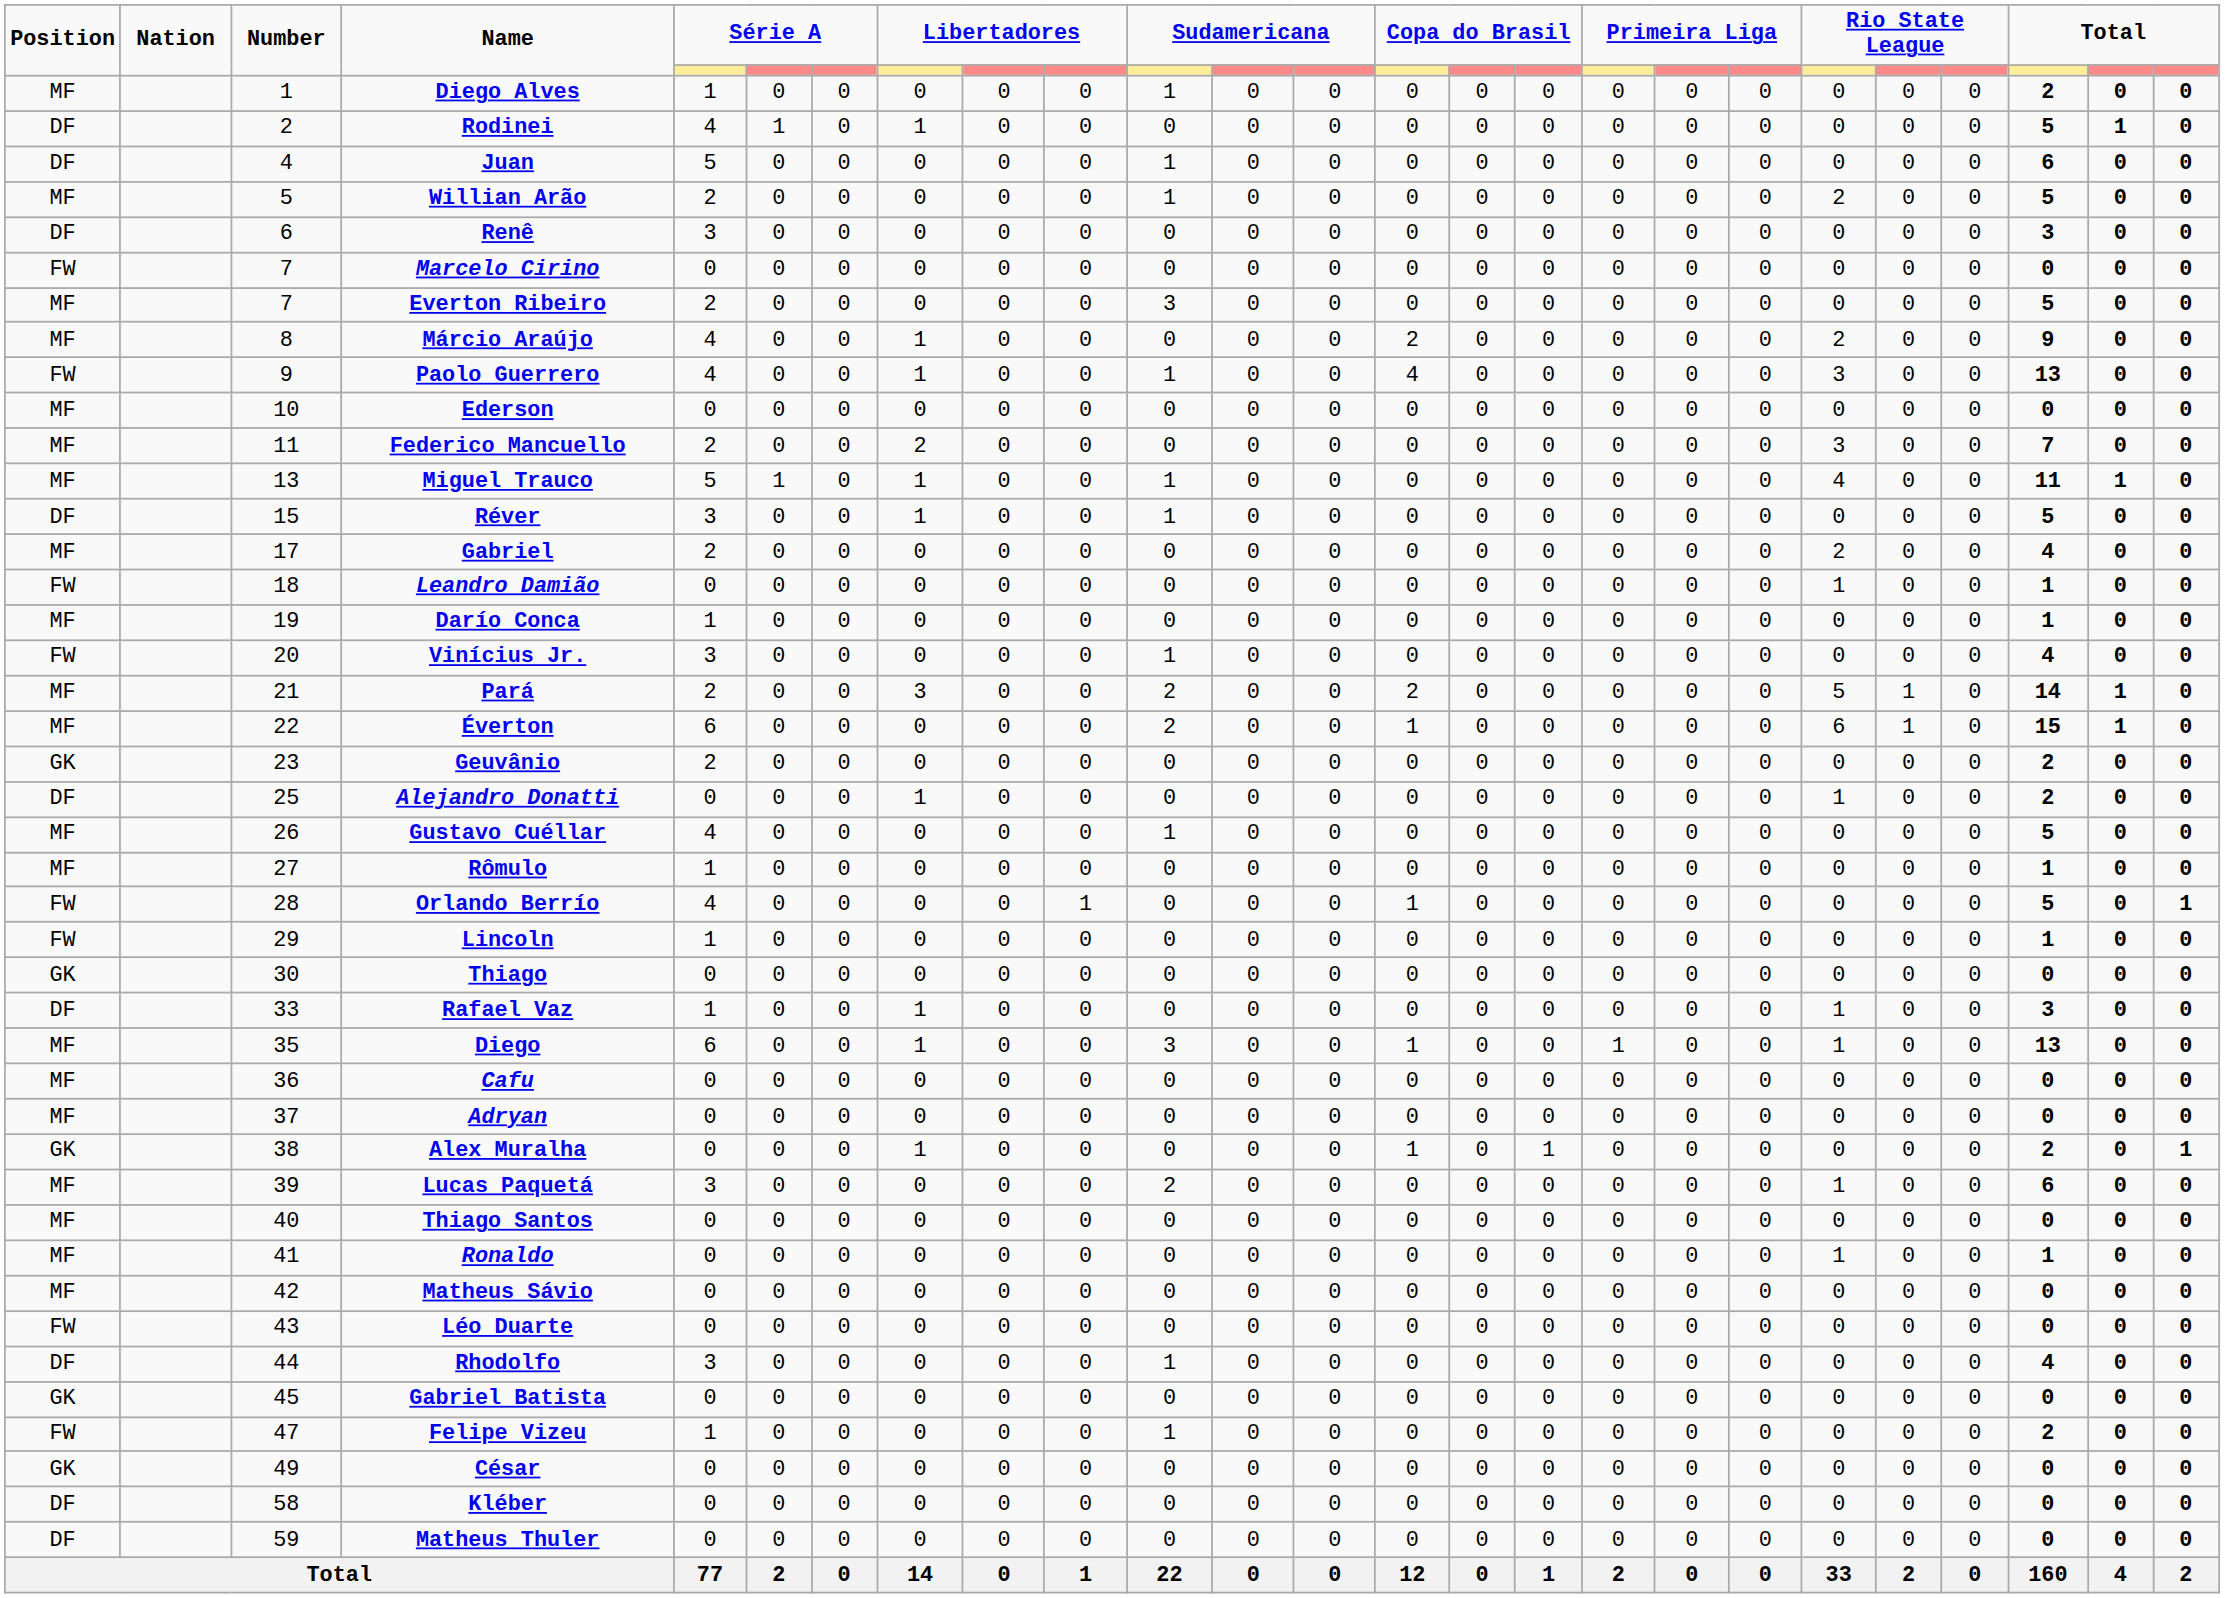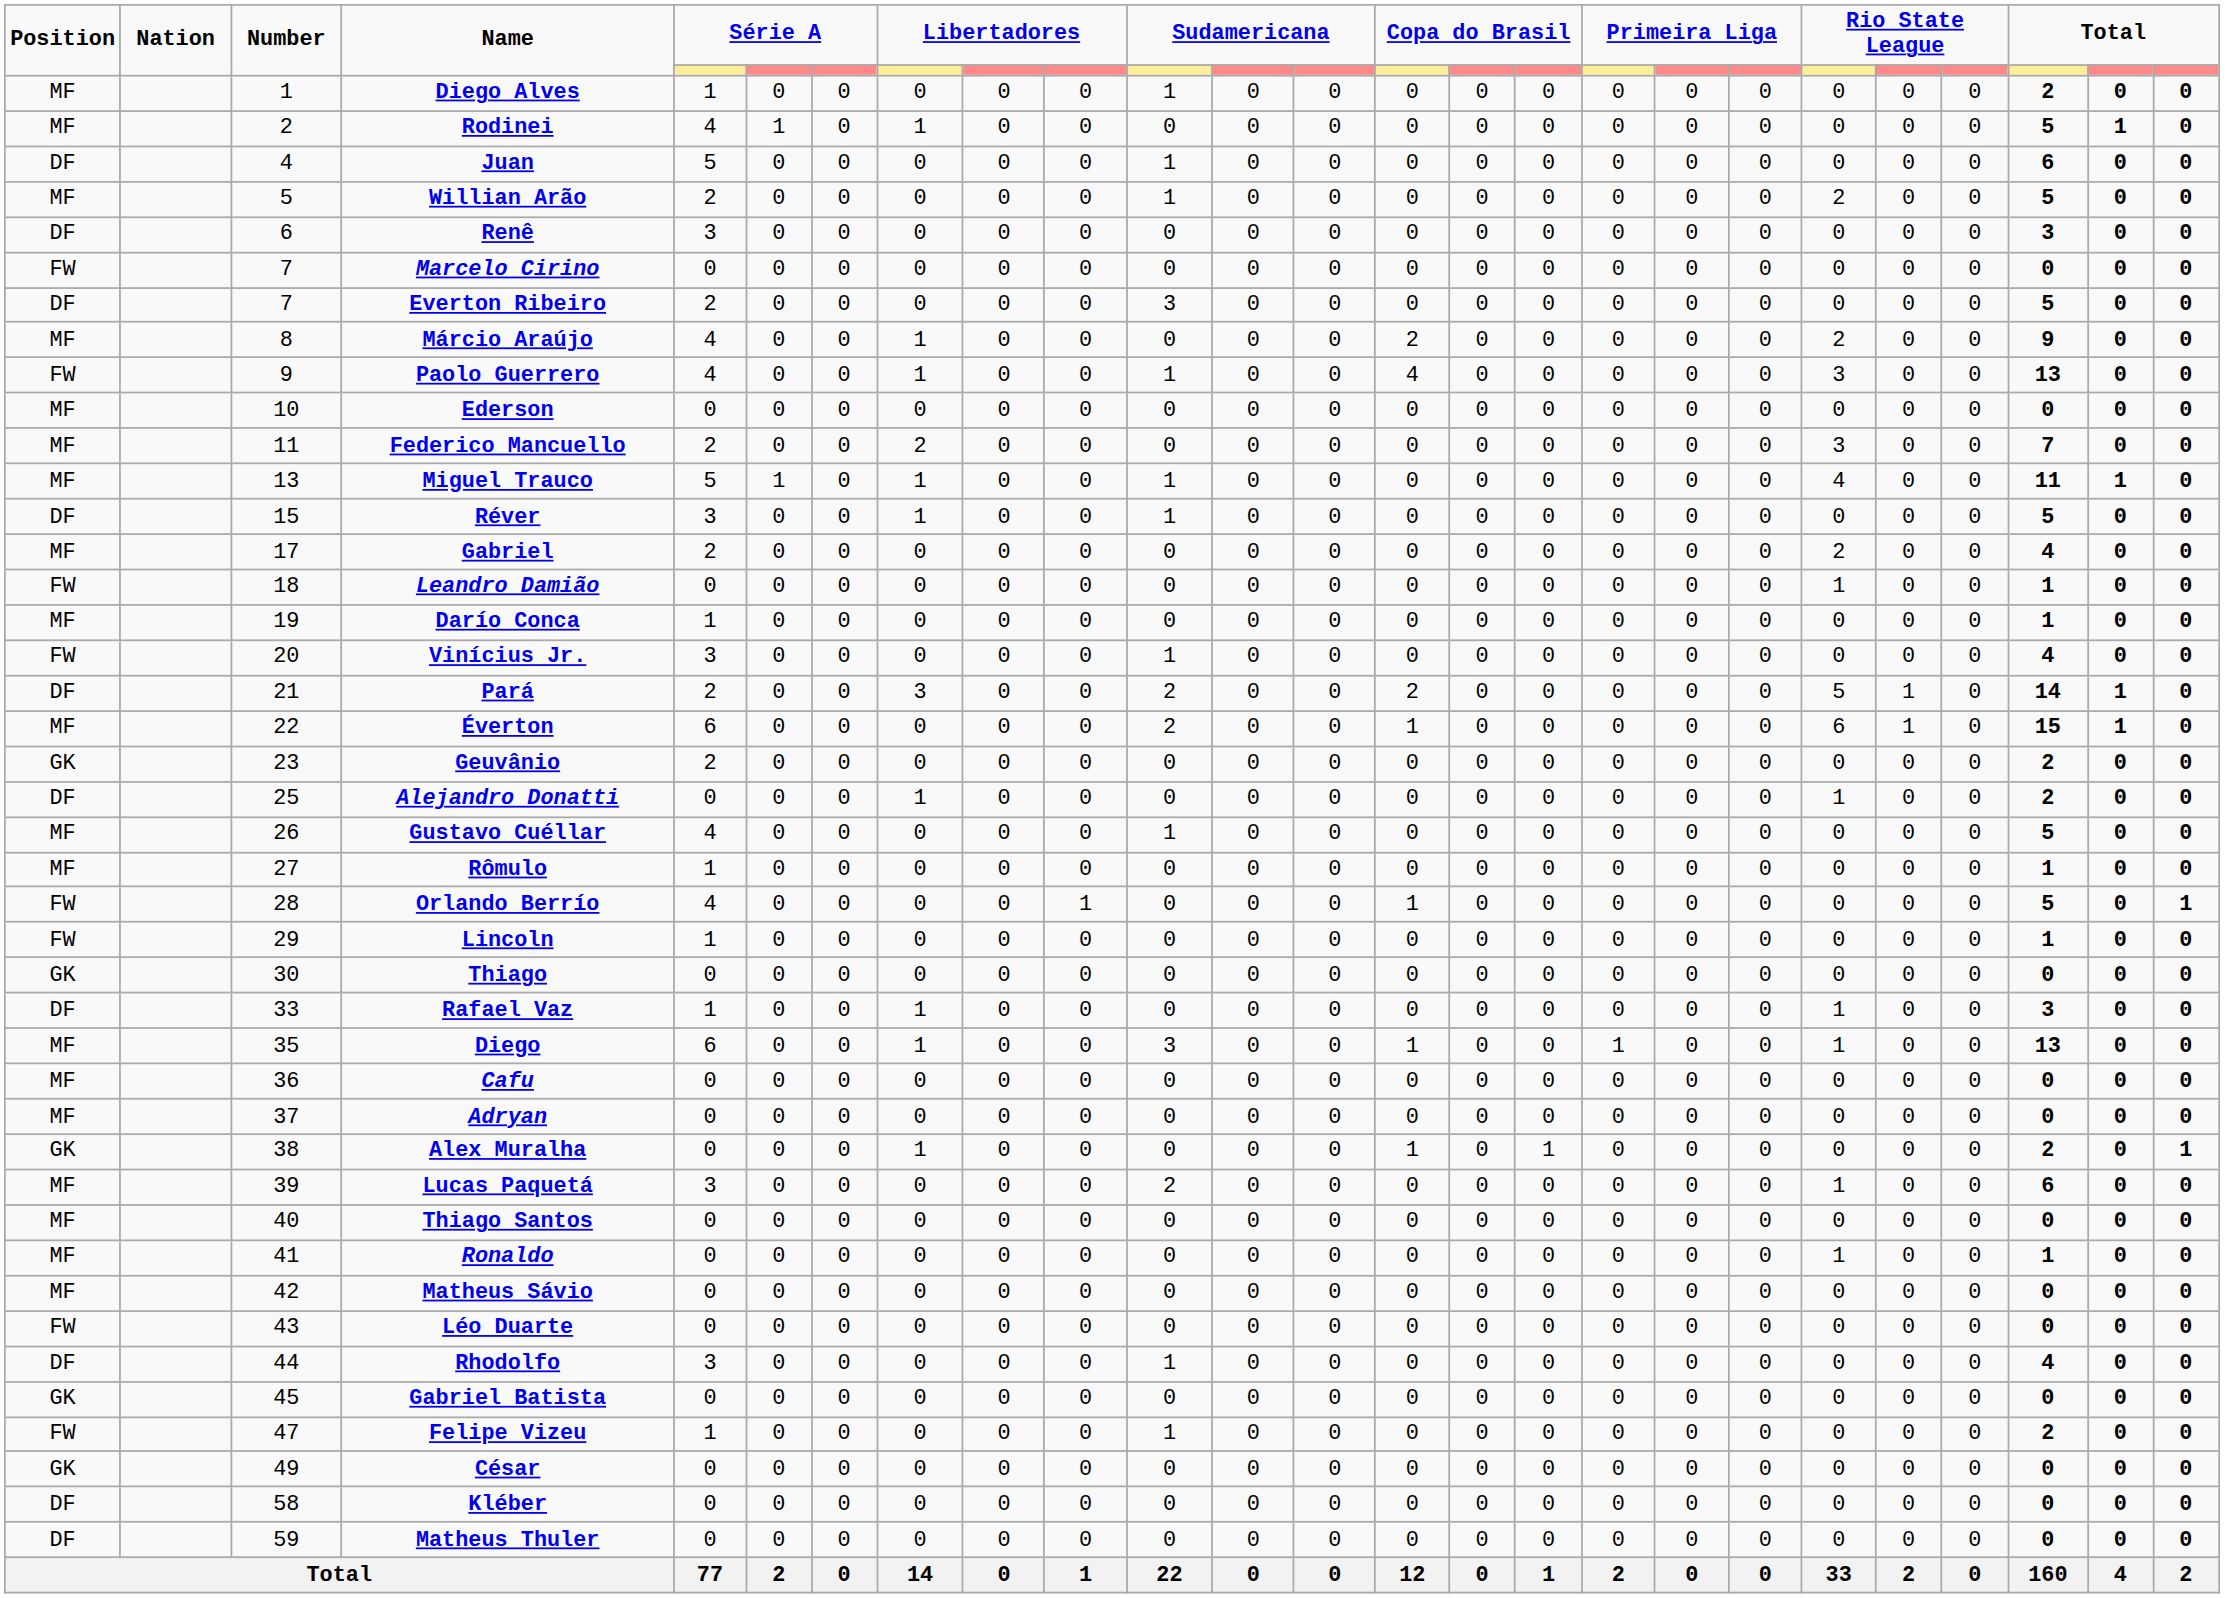(63, 129) DF -> (63, 129) MF
(63, 305) MF -> (63, 305) DF
(63, 693) MF -> (63, 693) DF
